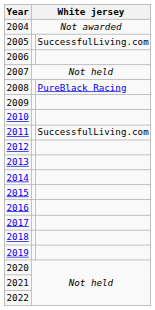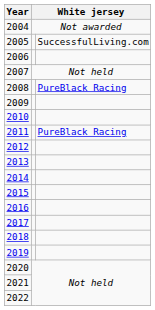(93, 132) SuccessfulLiving.com -> (82, 132) PureBlack Racing
